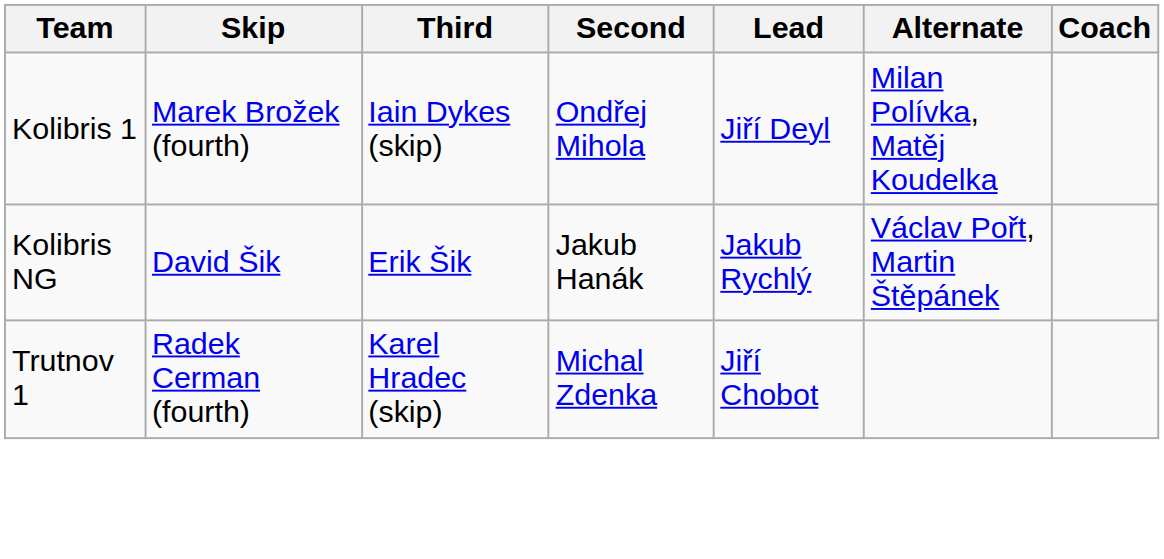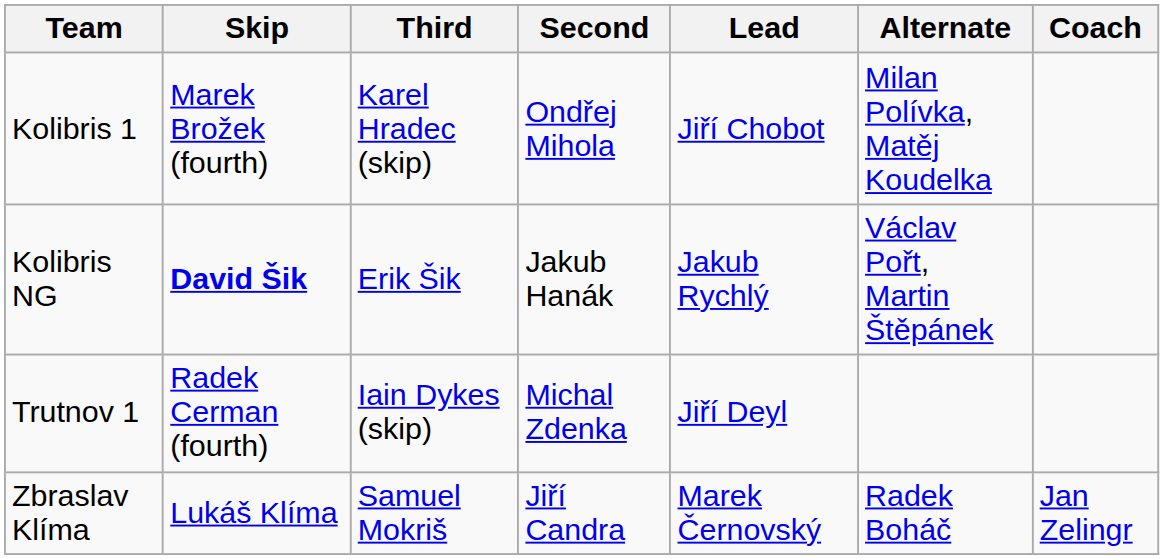(439, 128) Iain Dykes (skip) -> (407, 128) Karel Hradec (skip)
(775, 128) Jiří Deyl -> (751, 128) Jiří Chobot
(216, 261) normal -> (239, 278) bold
(417, 378) Karel Hradec (skip) -> (429, 412) Iain Dykes (skip)
(769, 378) Jiří Chobot -> (732, 412) Jiří Deyl
+ row: (70, 512)
